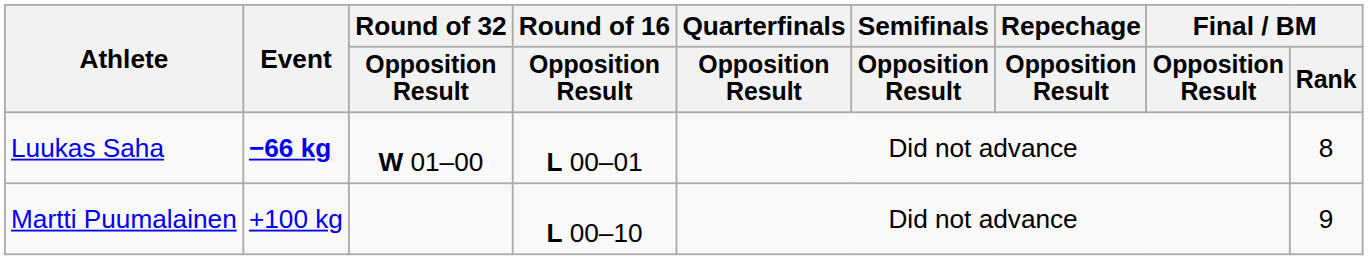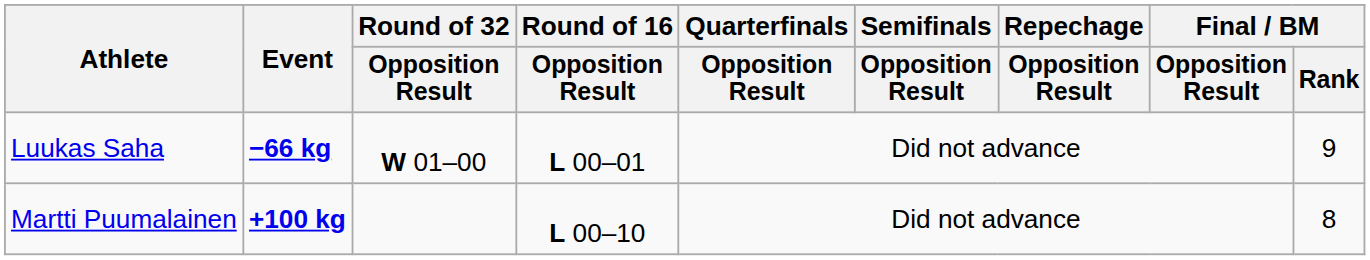(1326, 148) 8 -> (1329, 148) 9
(296, 219) normal -> (297, 219) bold
(1326, 219) 9 -> (1329, 219) 8
